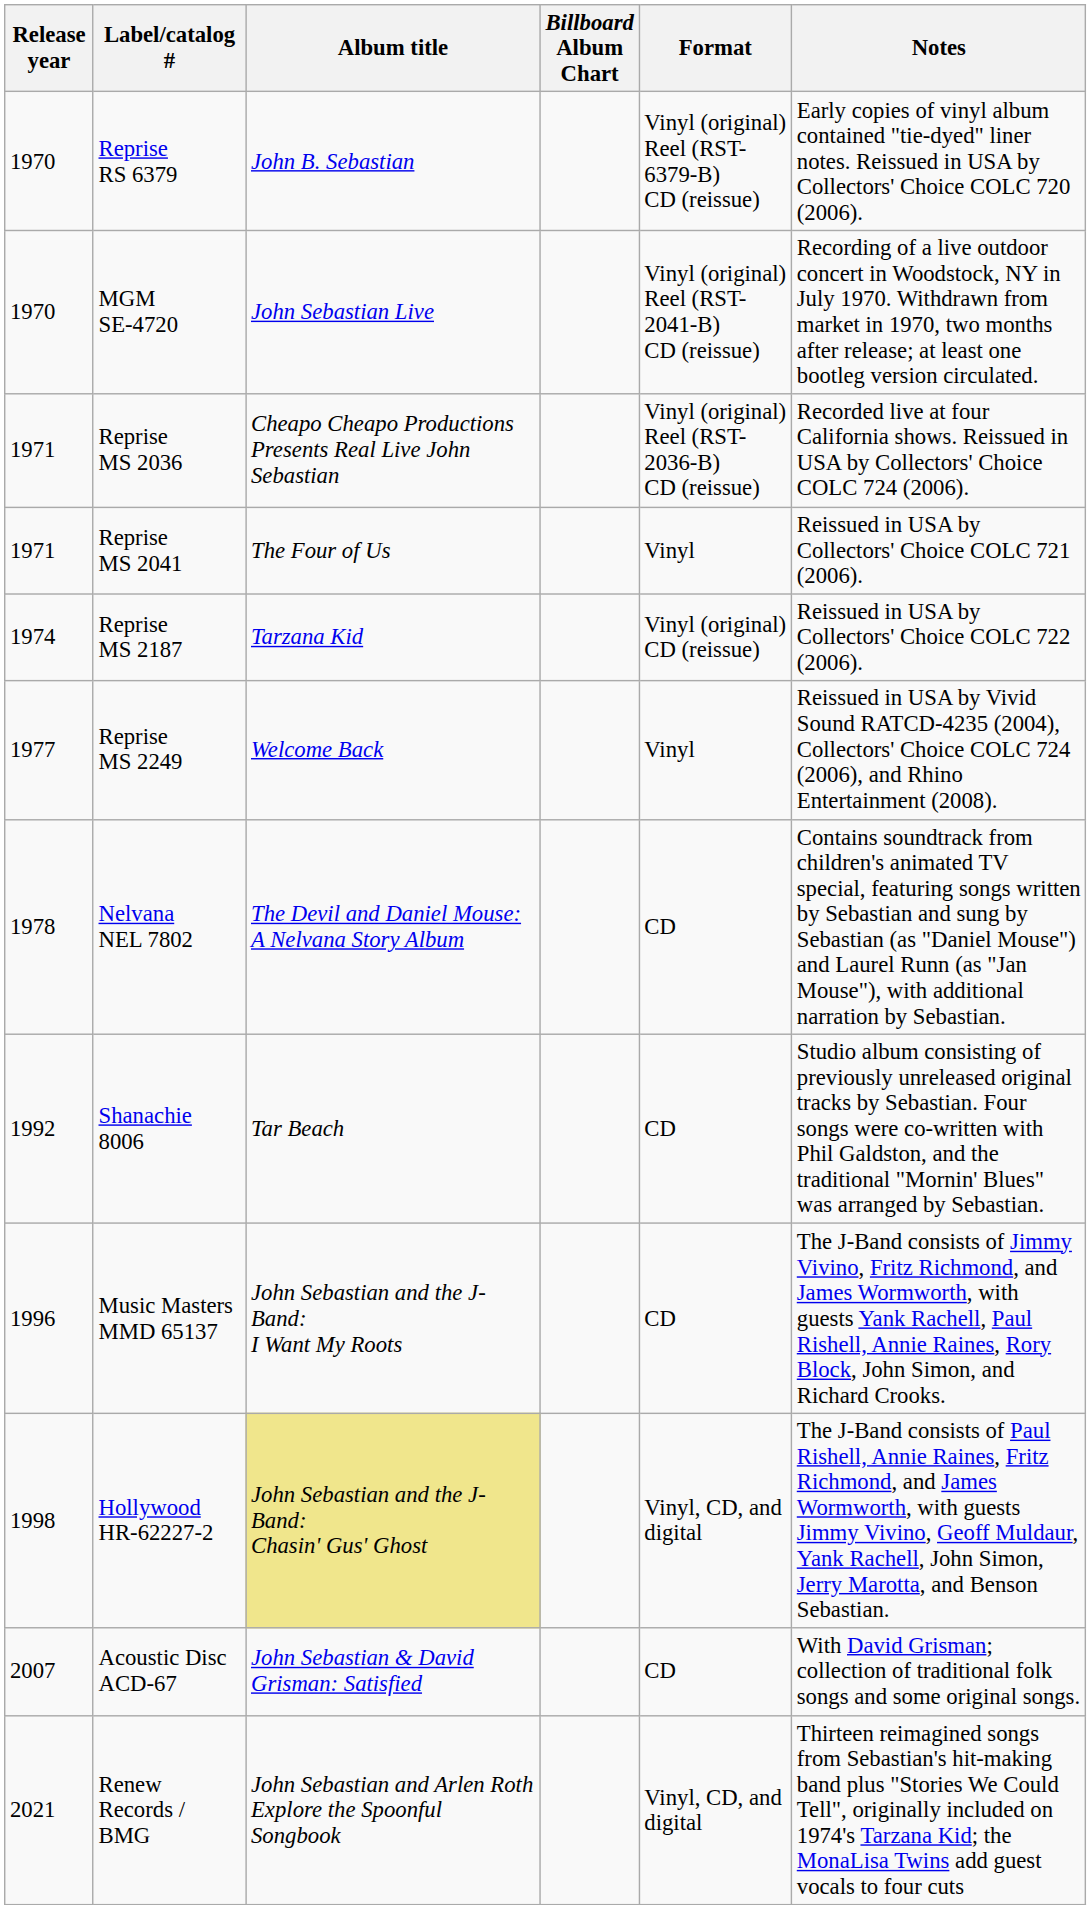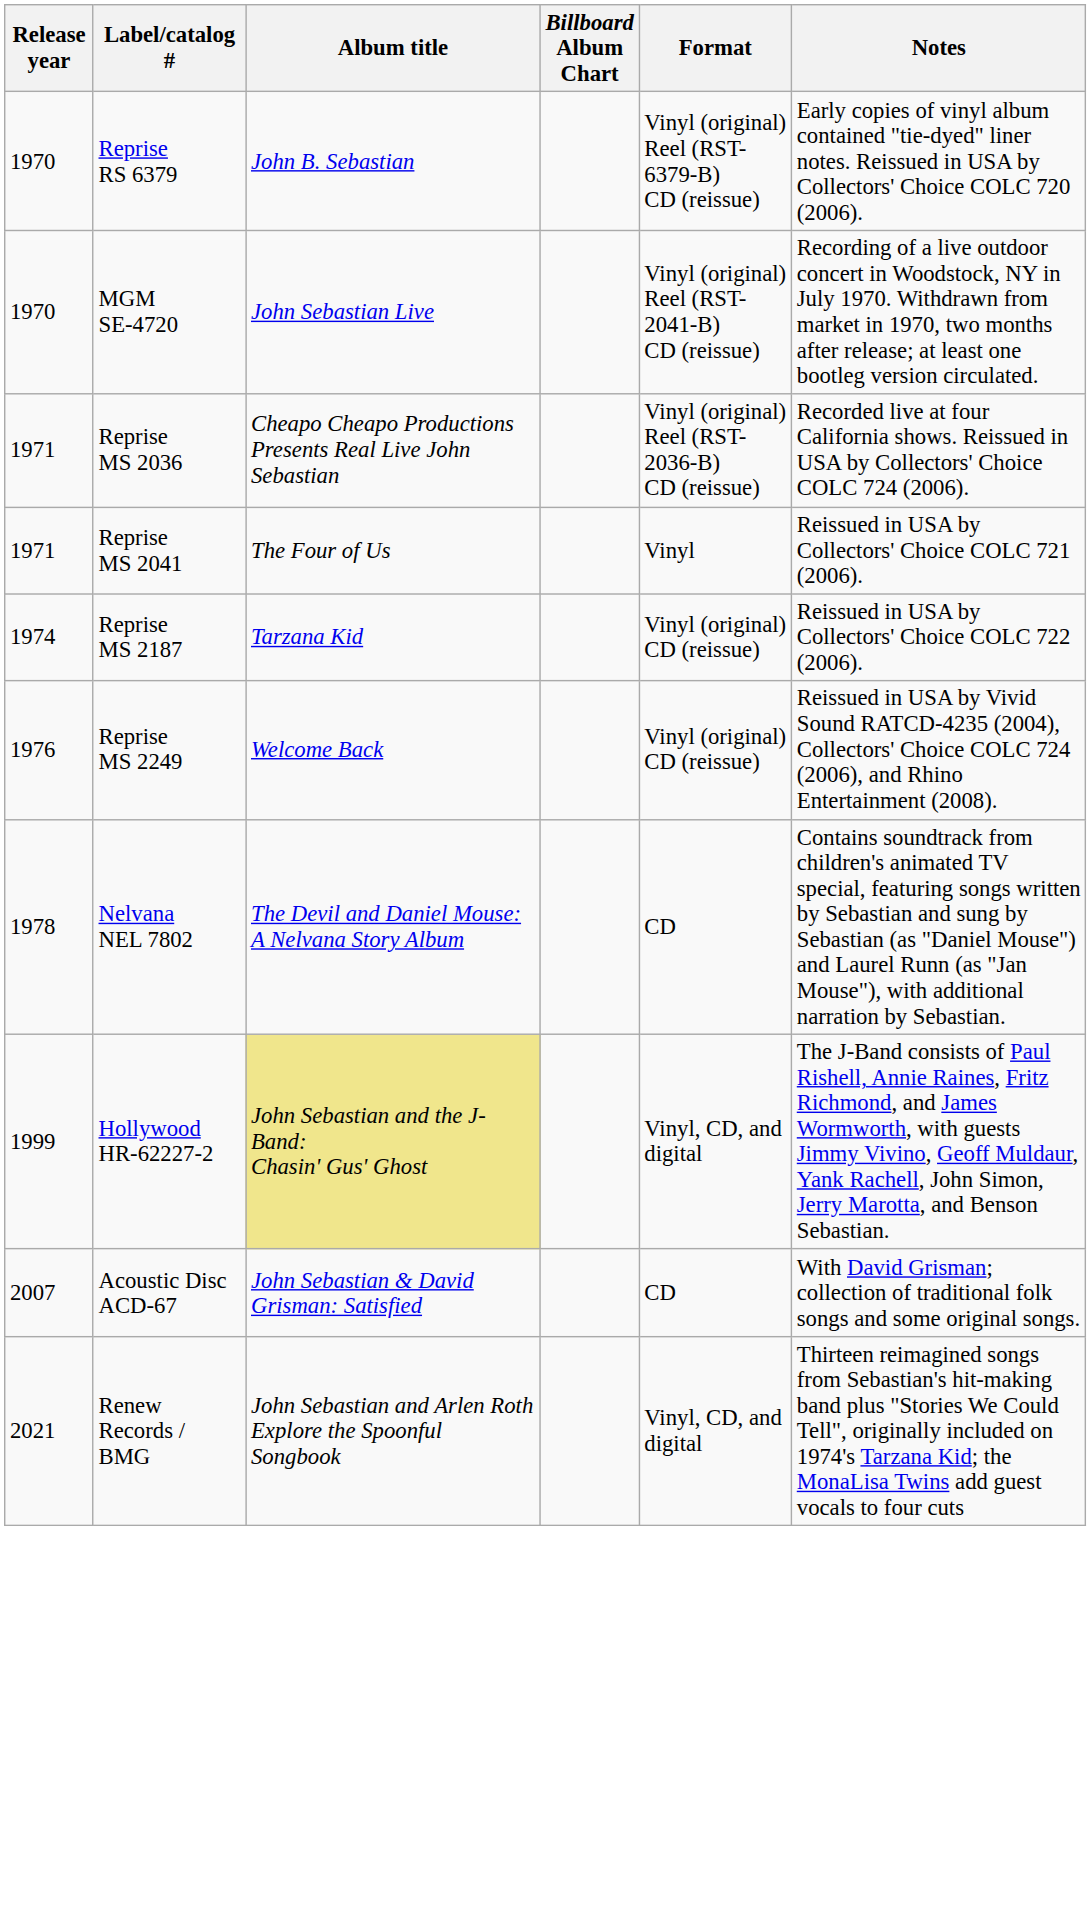(33, 749) 1977 -> (33, 749) 1976
(670, 749) Vinyl -> (715, 749) Vinyl (original) CD (reissue)
- row: (145, 1128)
- row: (166, 1318)
(33, 1520) 1998 -> (33, 1141) 1999
